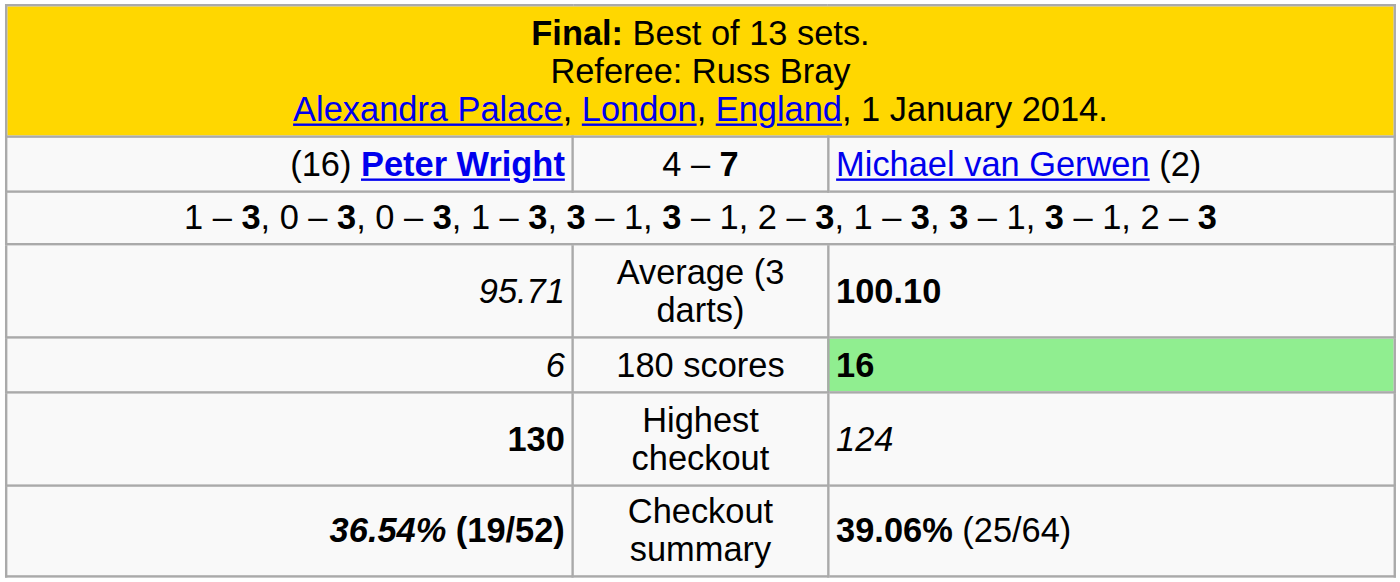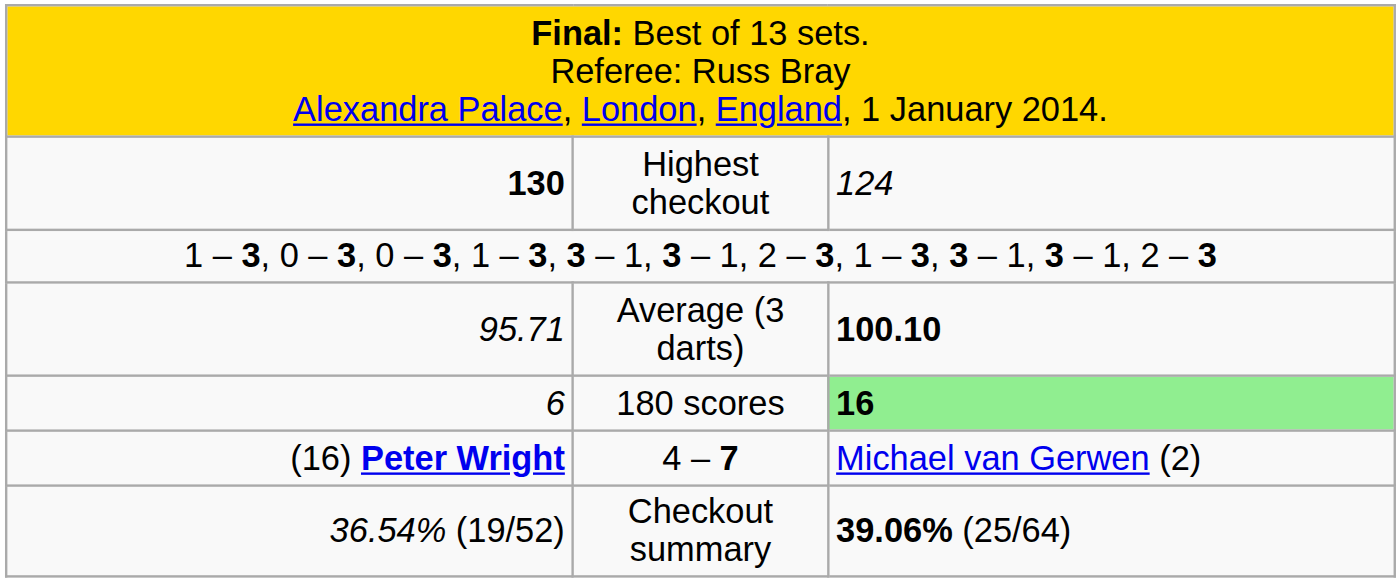rows swapped: (700, 164) <-> (700, 438)
(447, 531) bold -> (447, 531) normal
